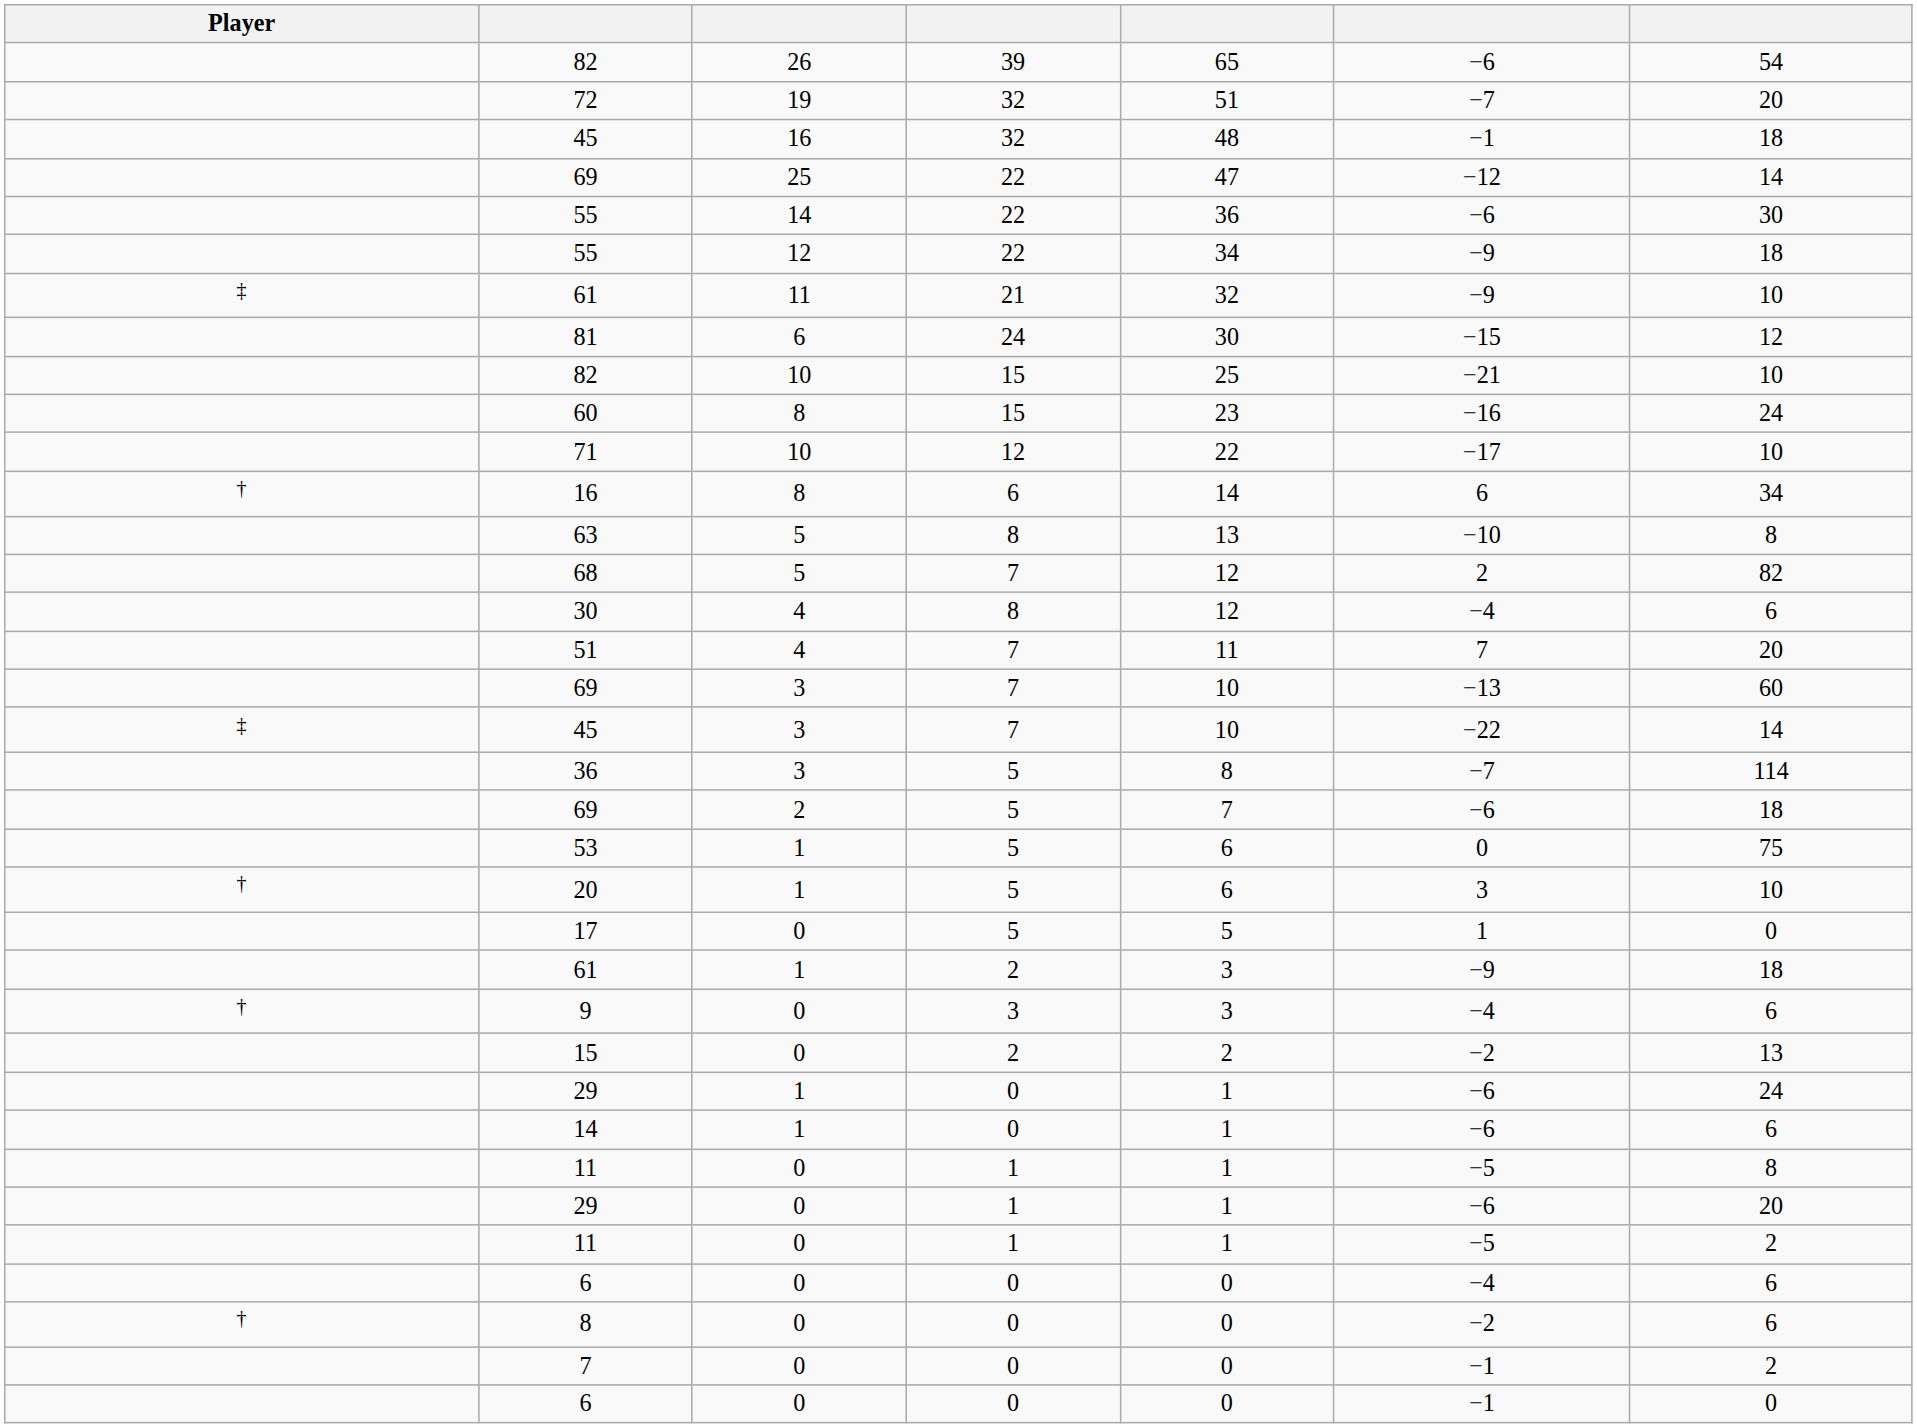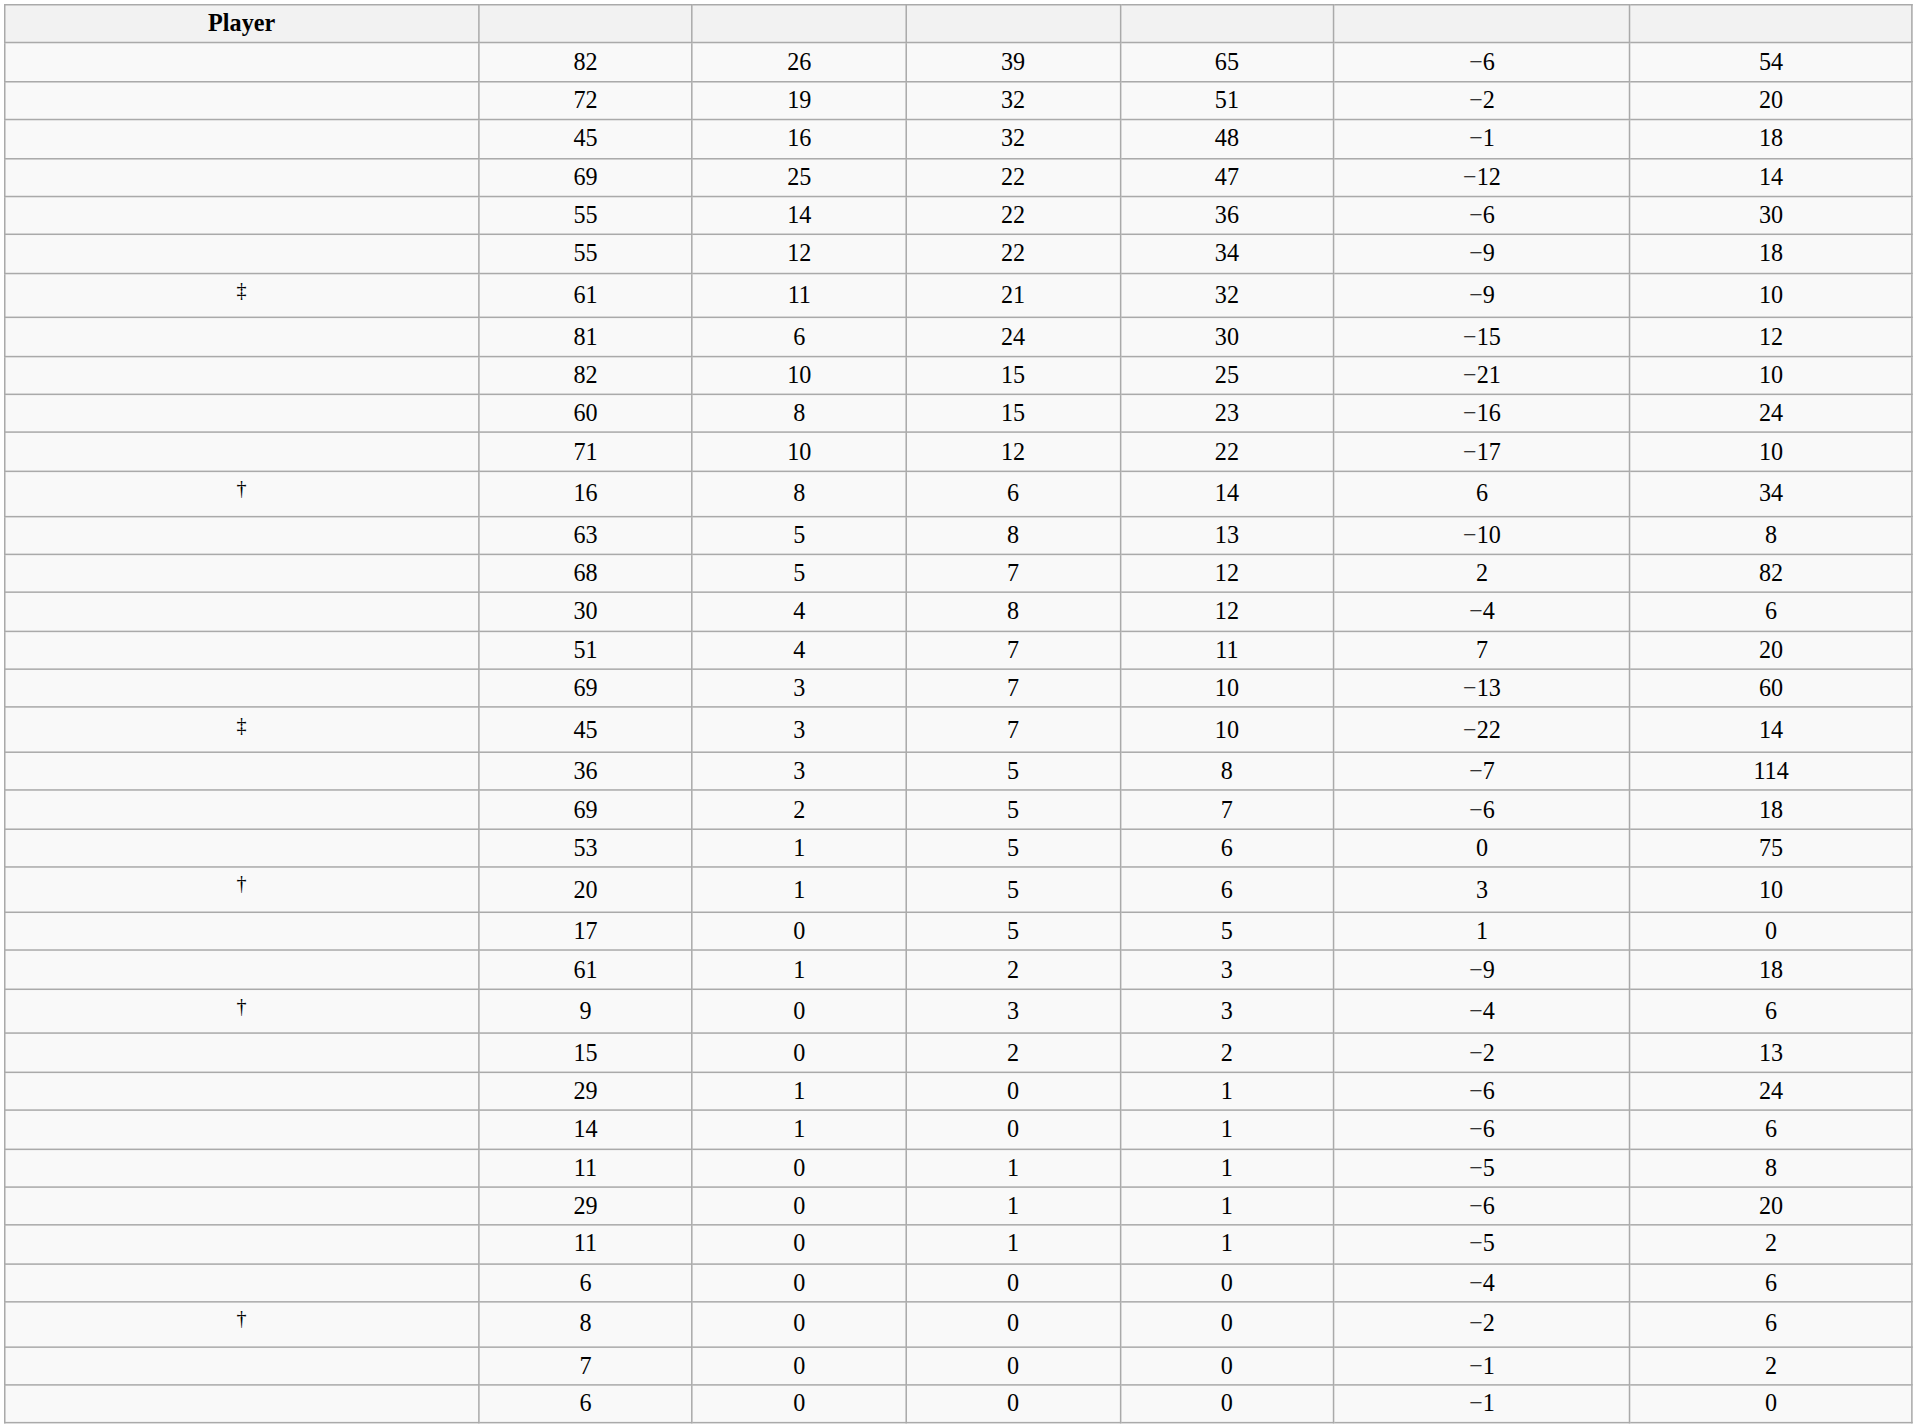(1482, 100) −7 -> (1482, 100) −2
